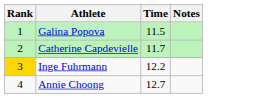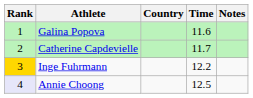+ column: (163, 13)
(156, 31) 11.5 -> (201, 31) 11.6
(20, 84) no background -> (20, 84) lavender background
(156, 84) 12.7 -> (201, 84) 12.5
